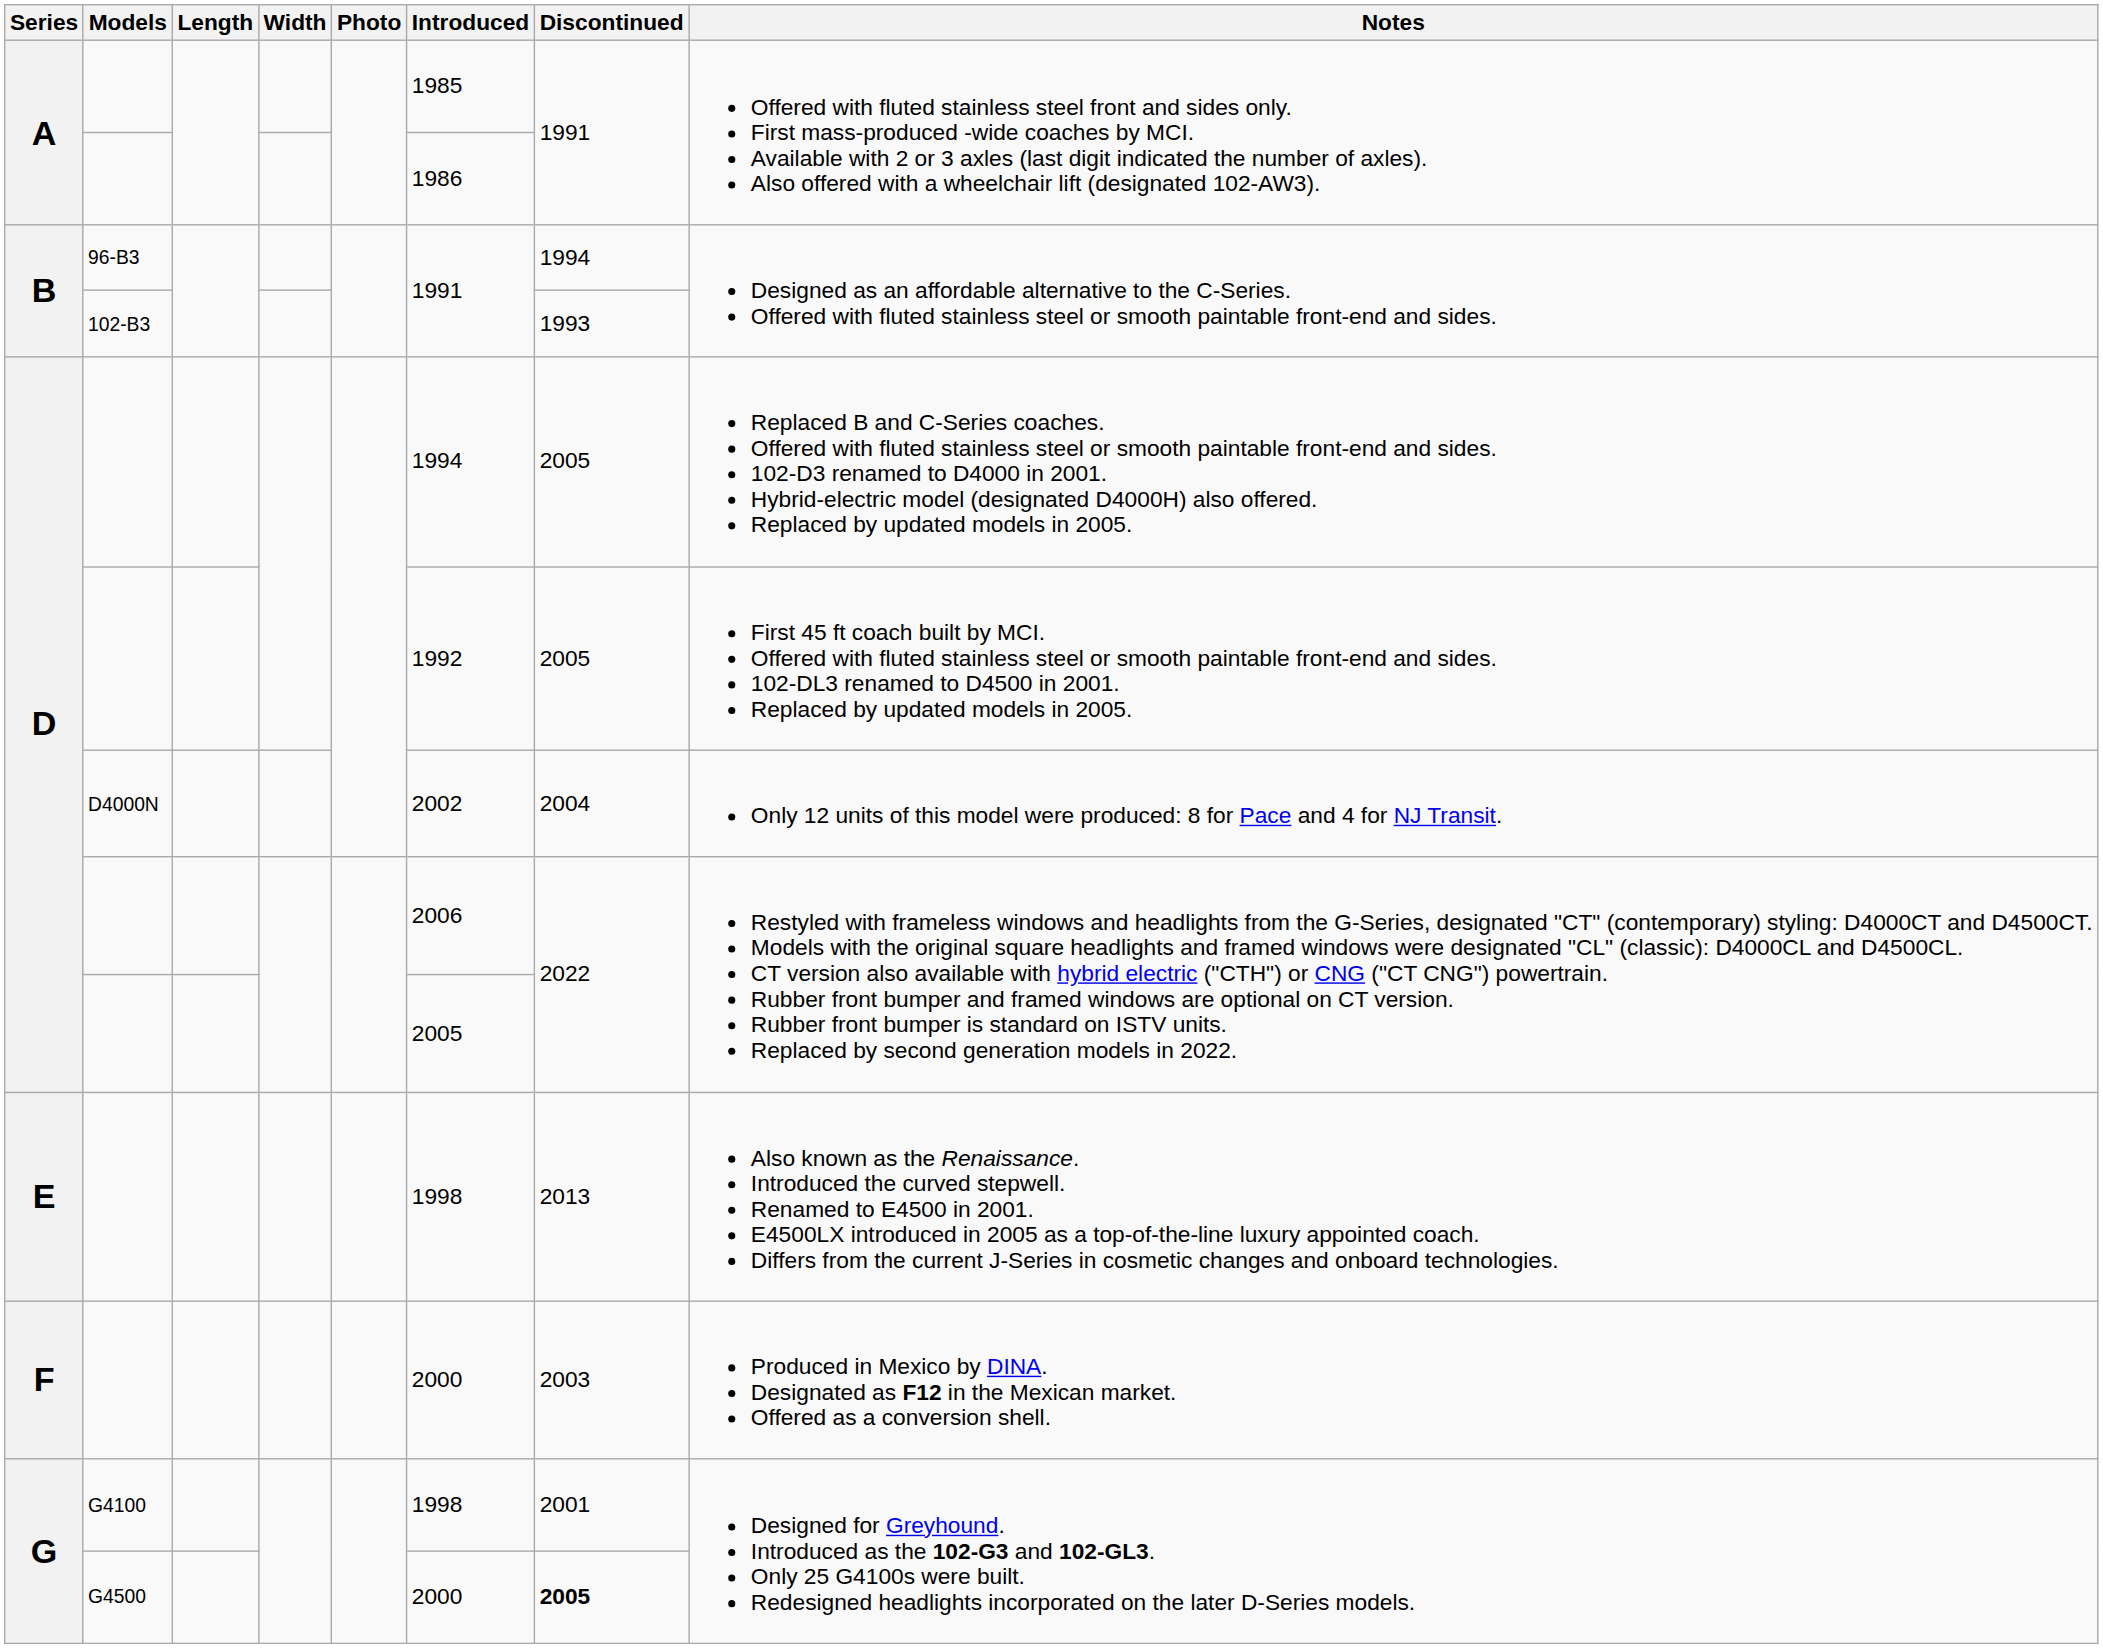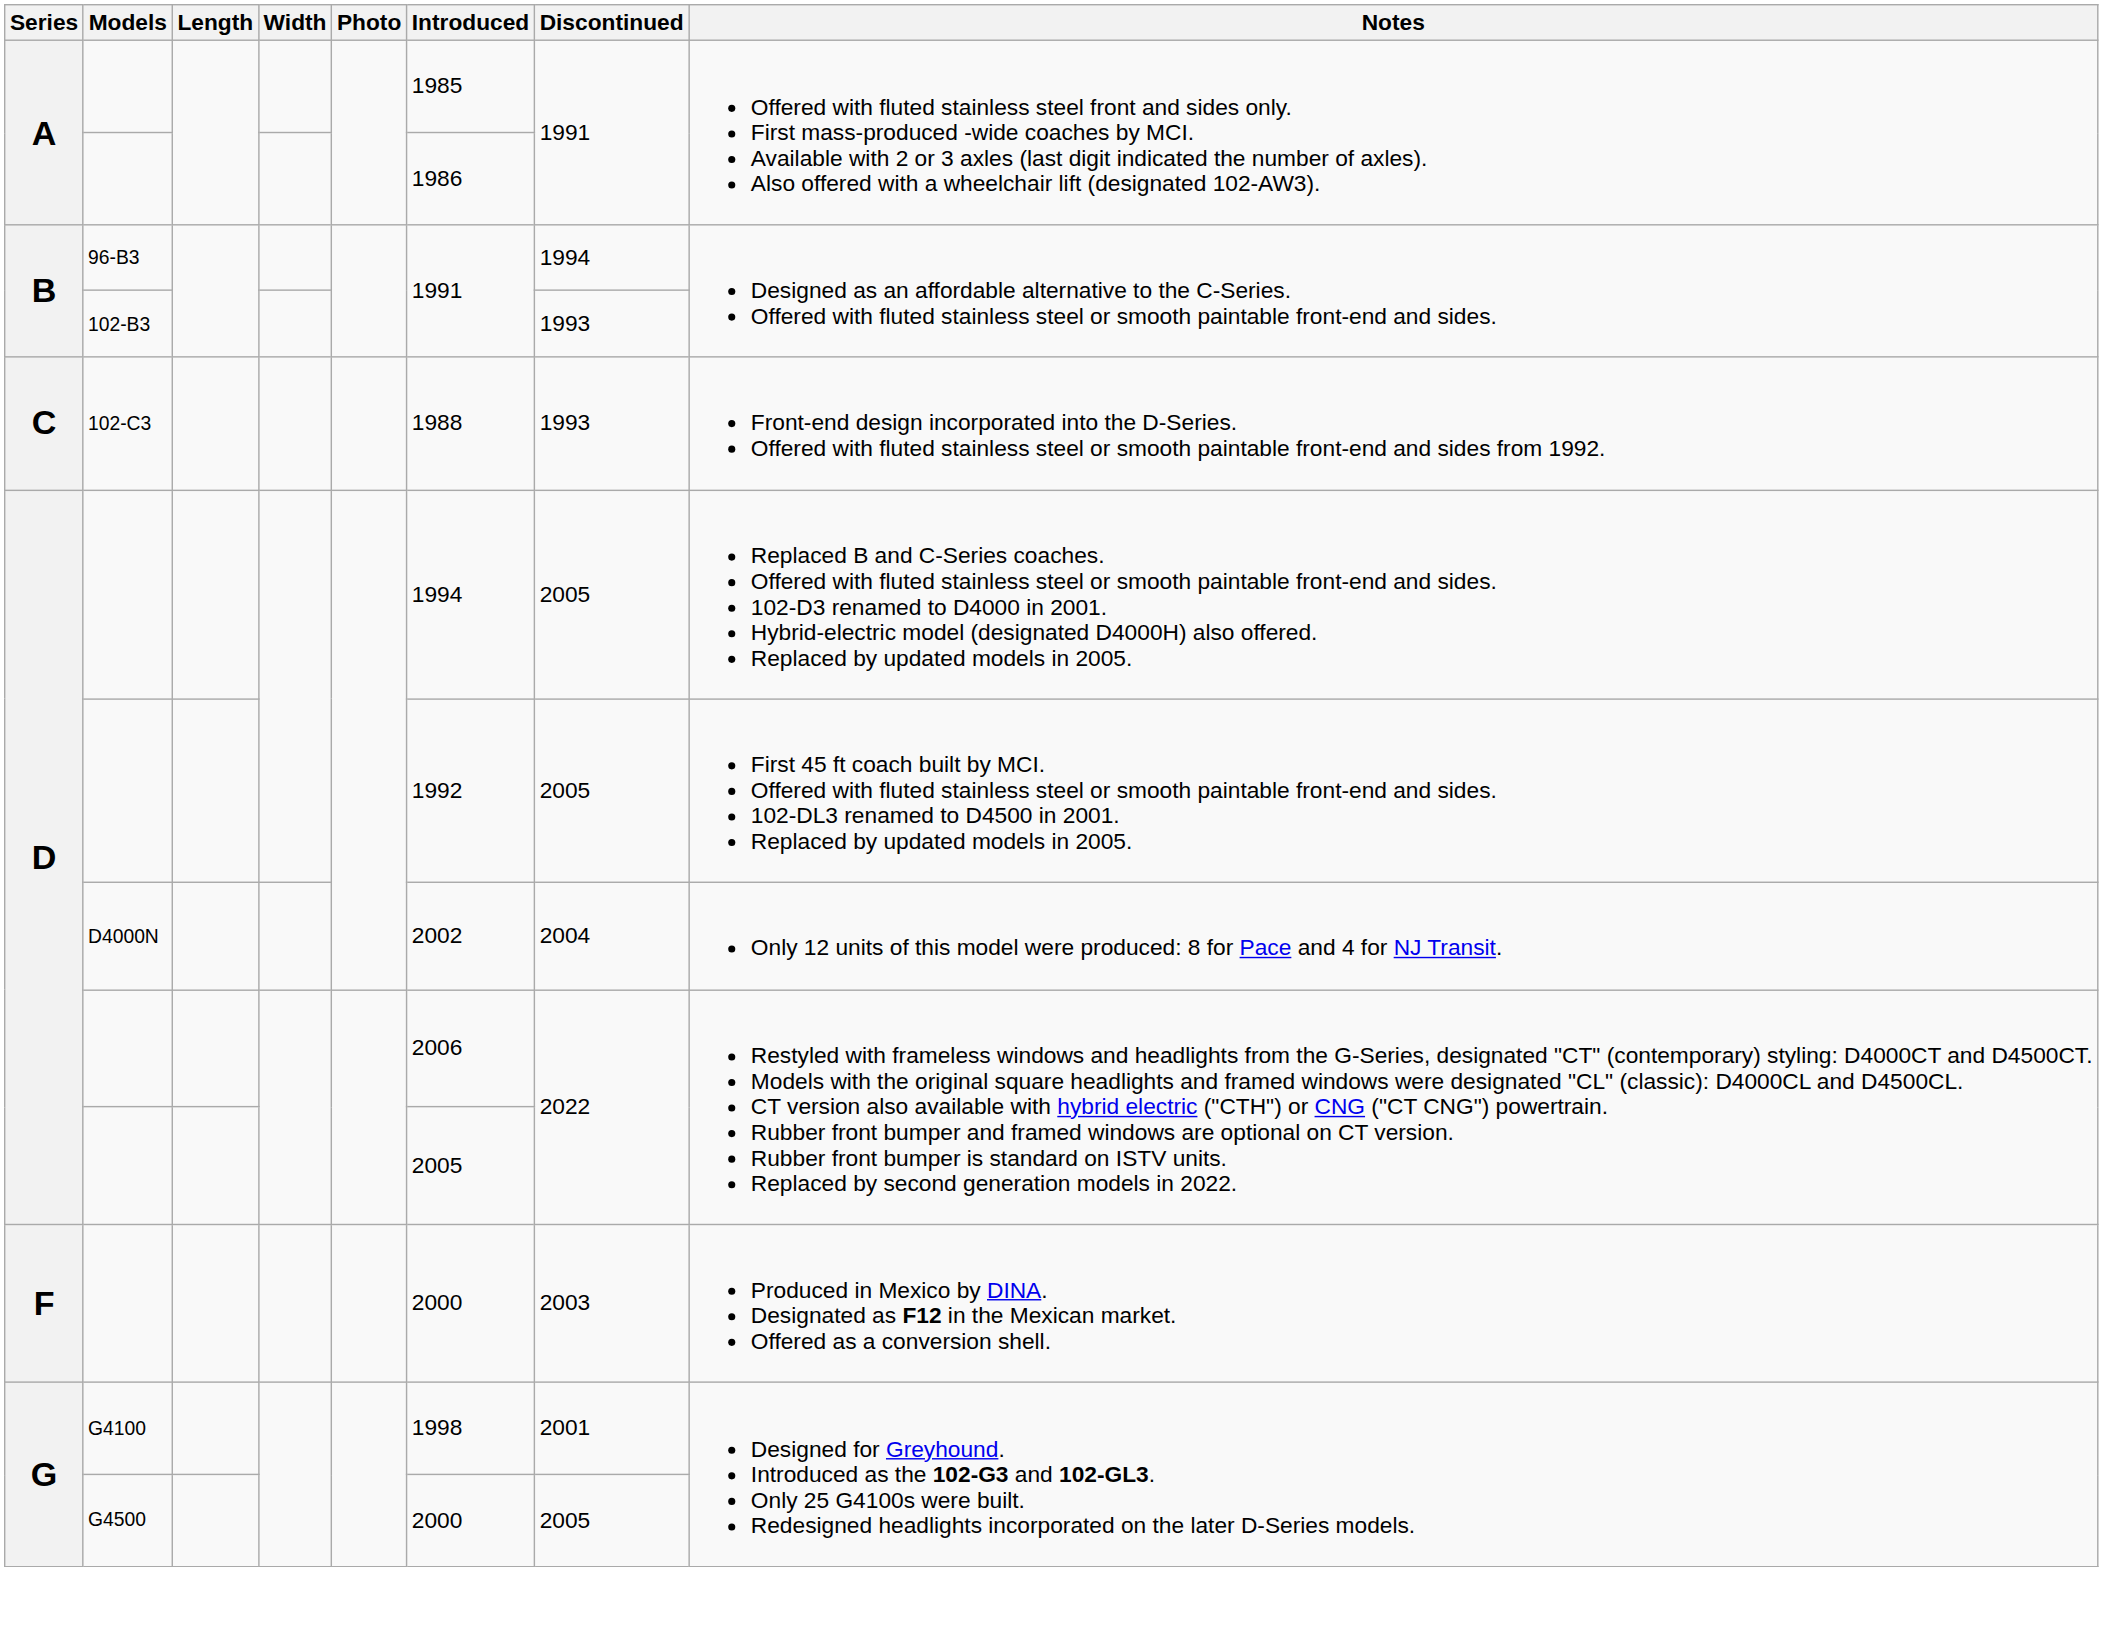+ row: (44, 423)
- row: (44, 1196)
(565, 1596) bold -> (565, 1520) normal
